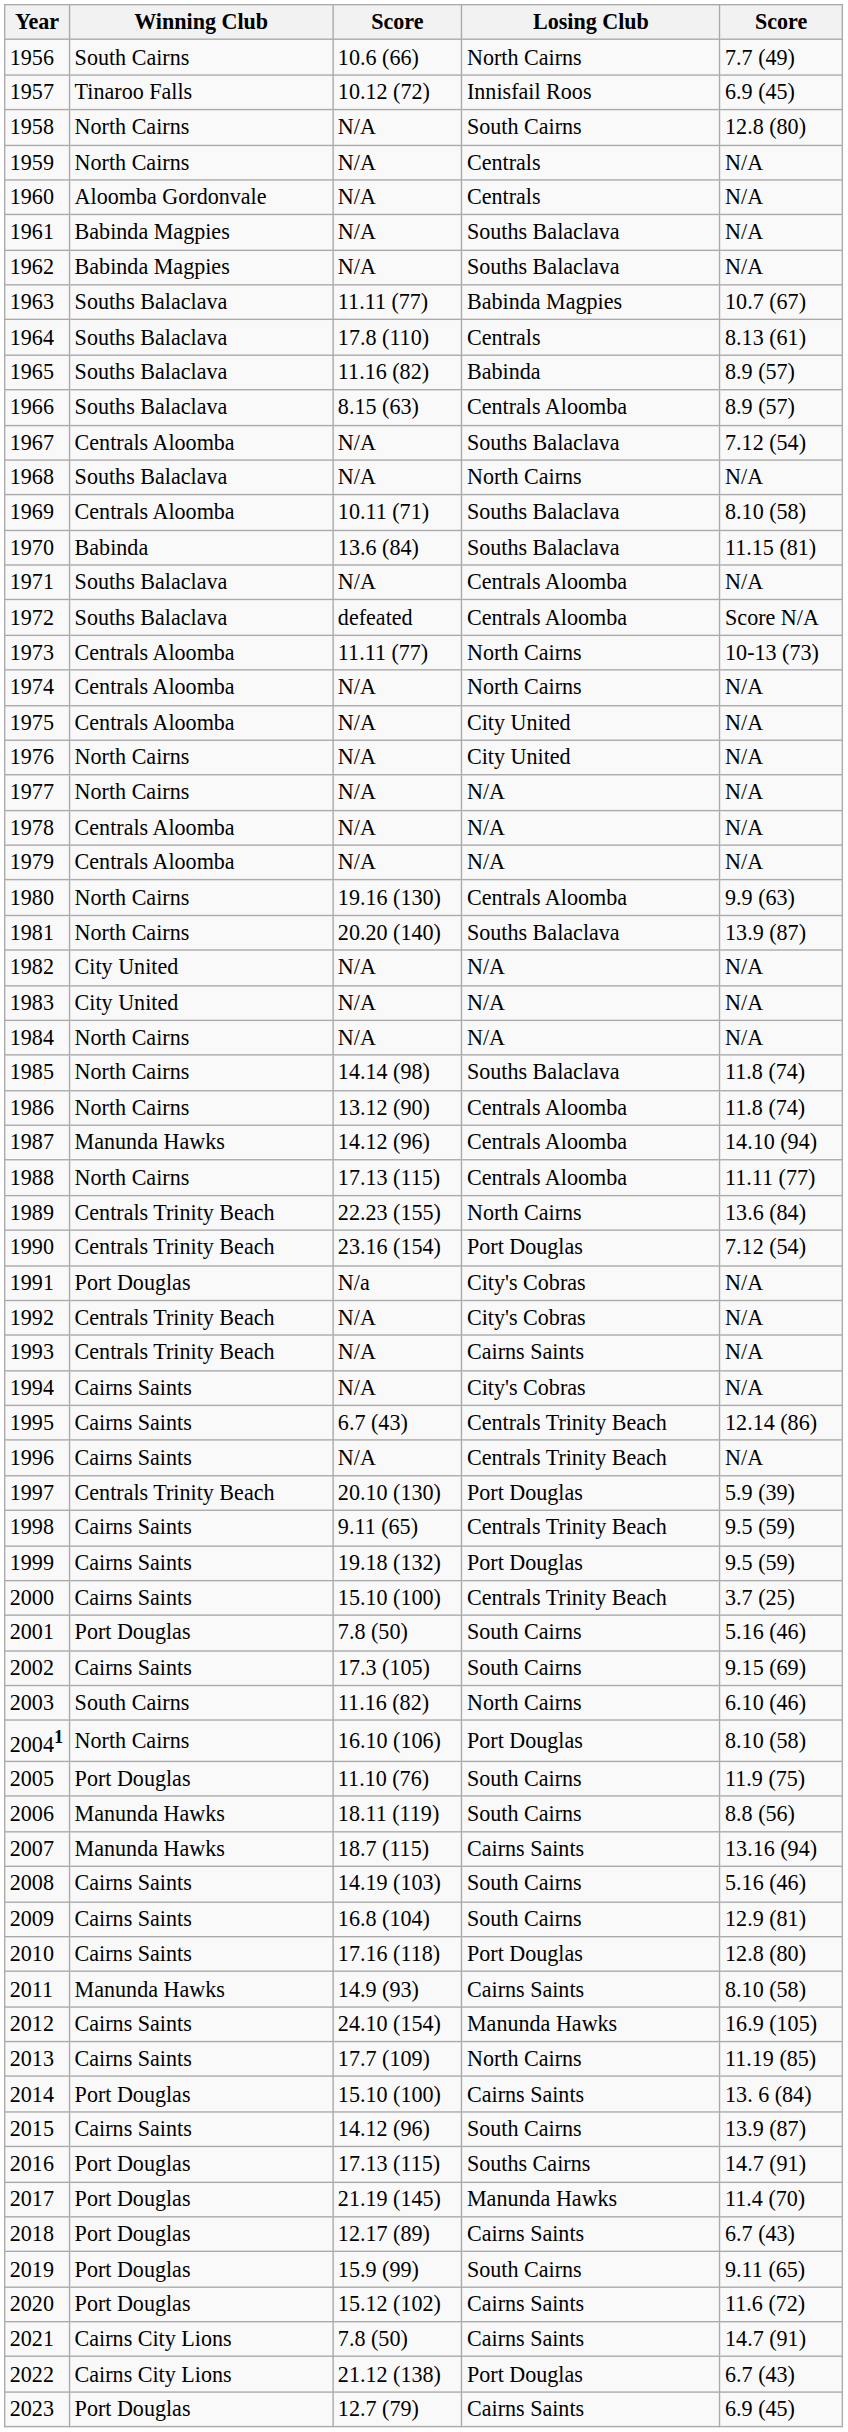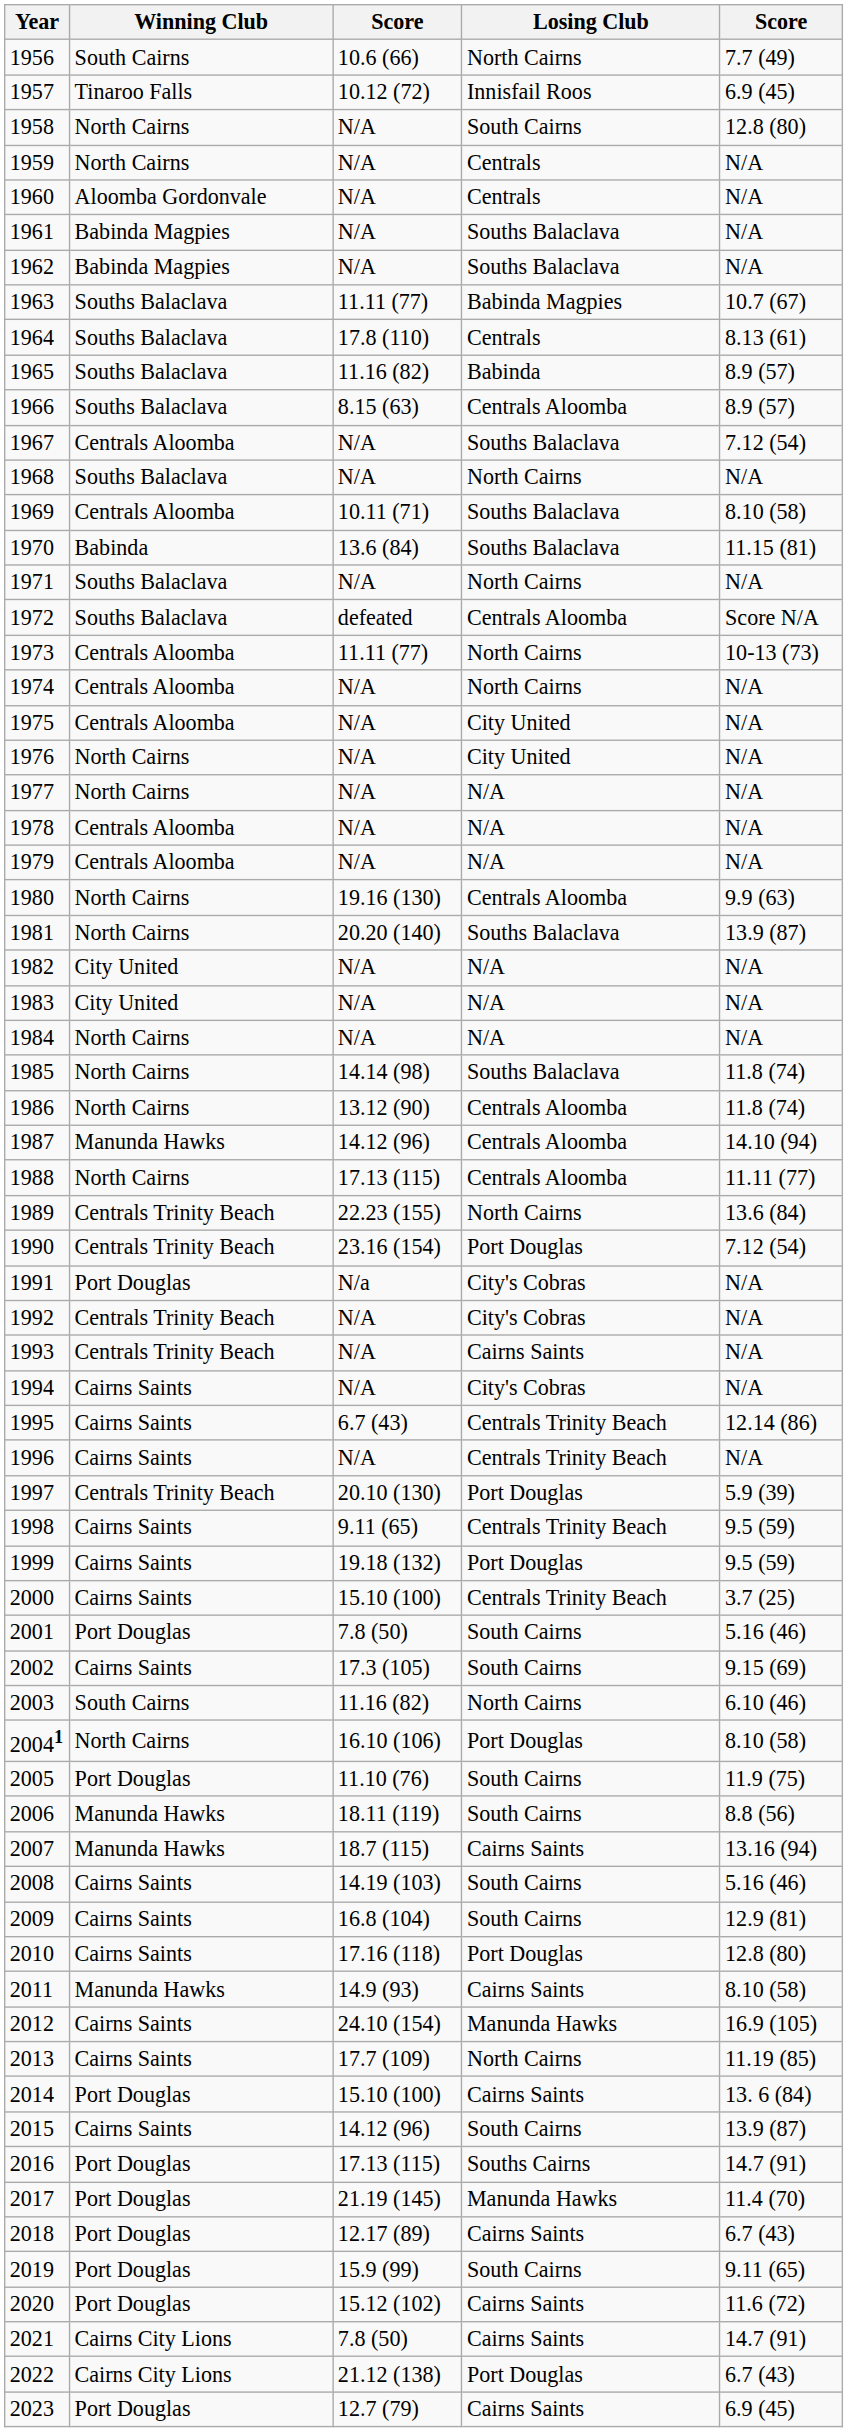(547, 582) Centrals Aloomba -> (524, 582) North Cairns
